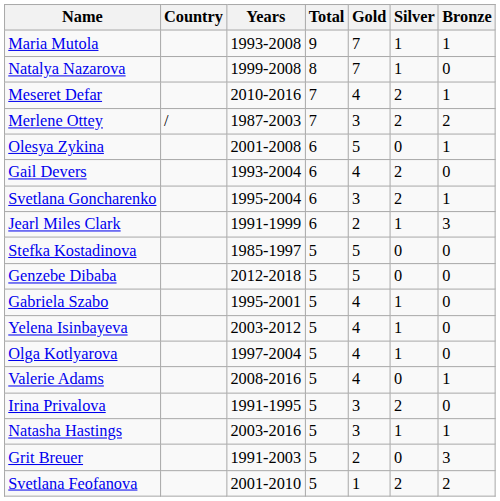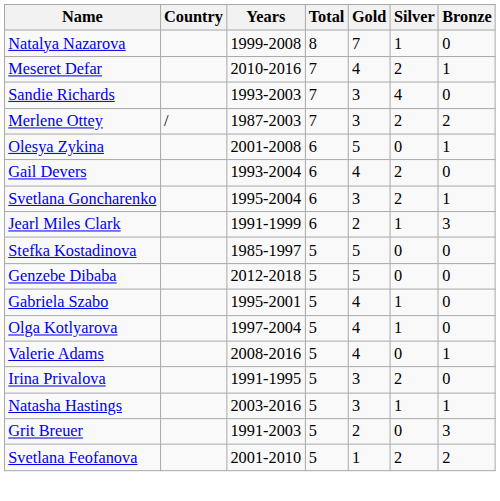- row: (53, 43)
+ row: (62, 95)
- row: (68, 328)
